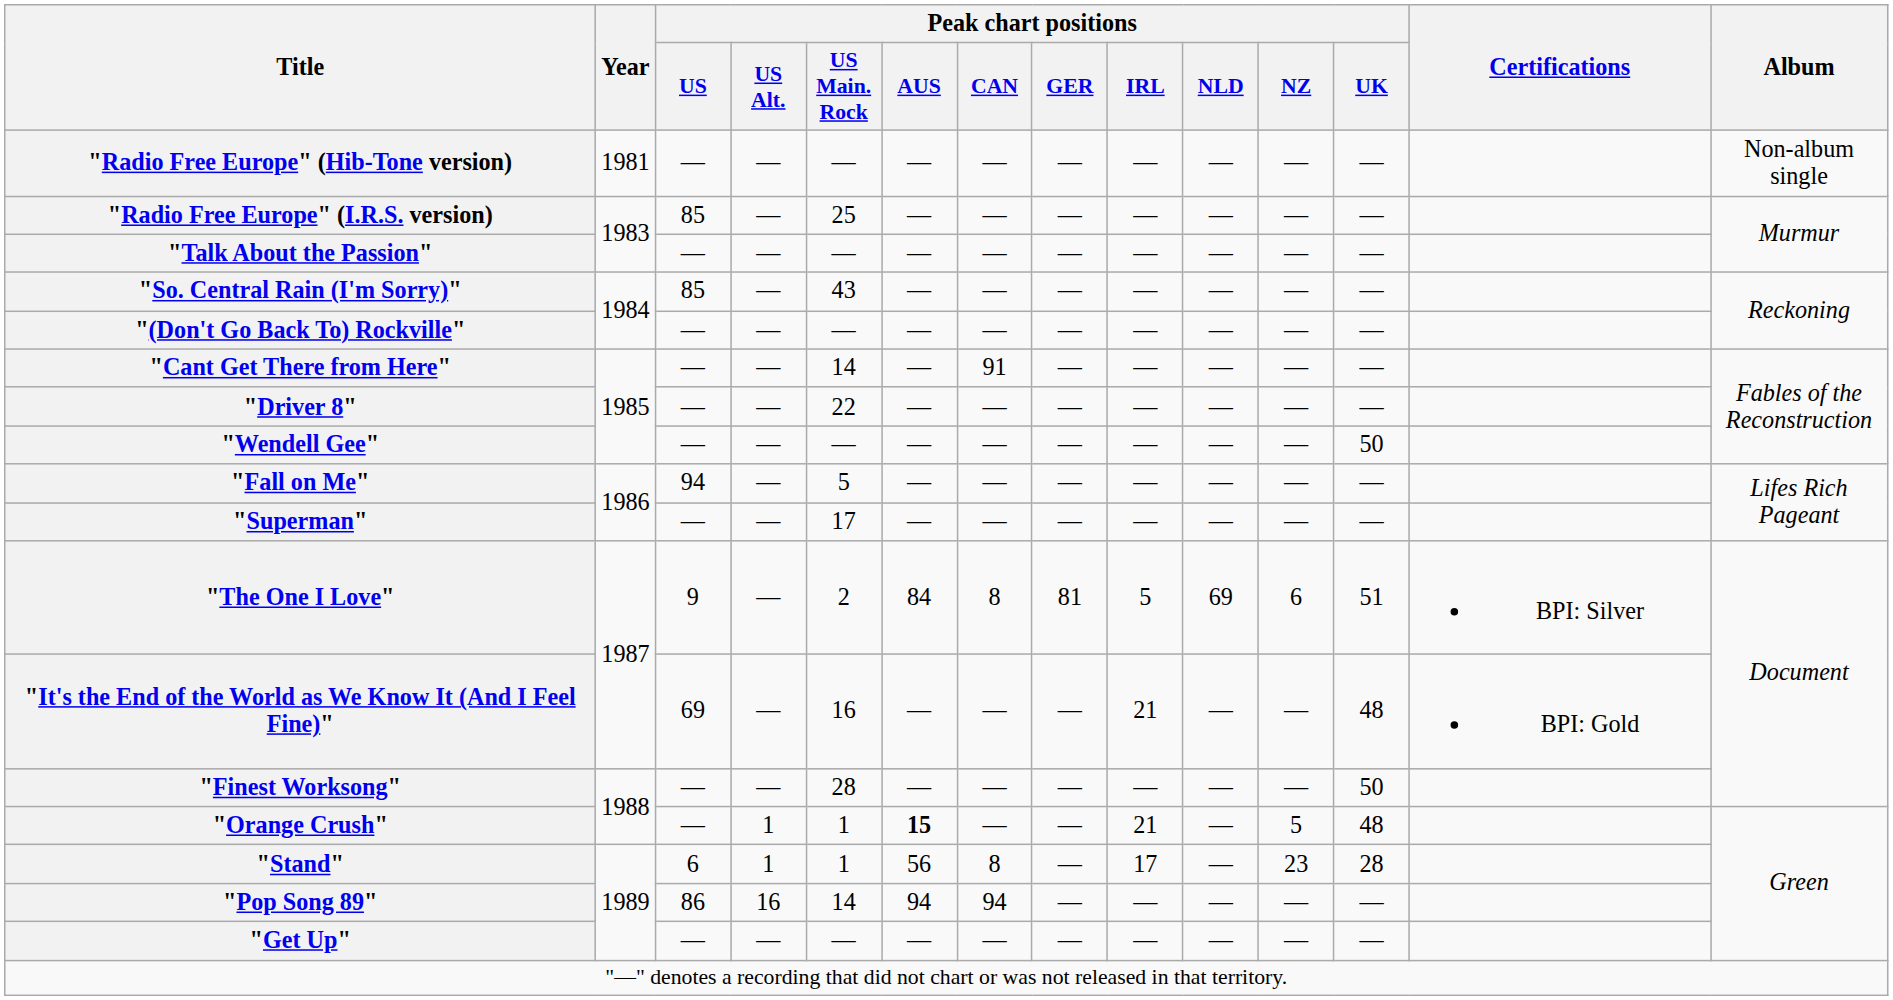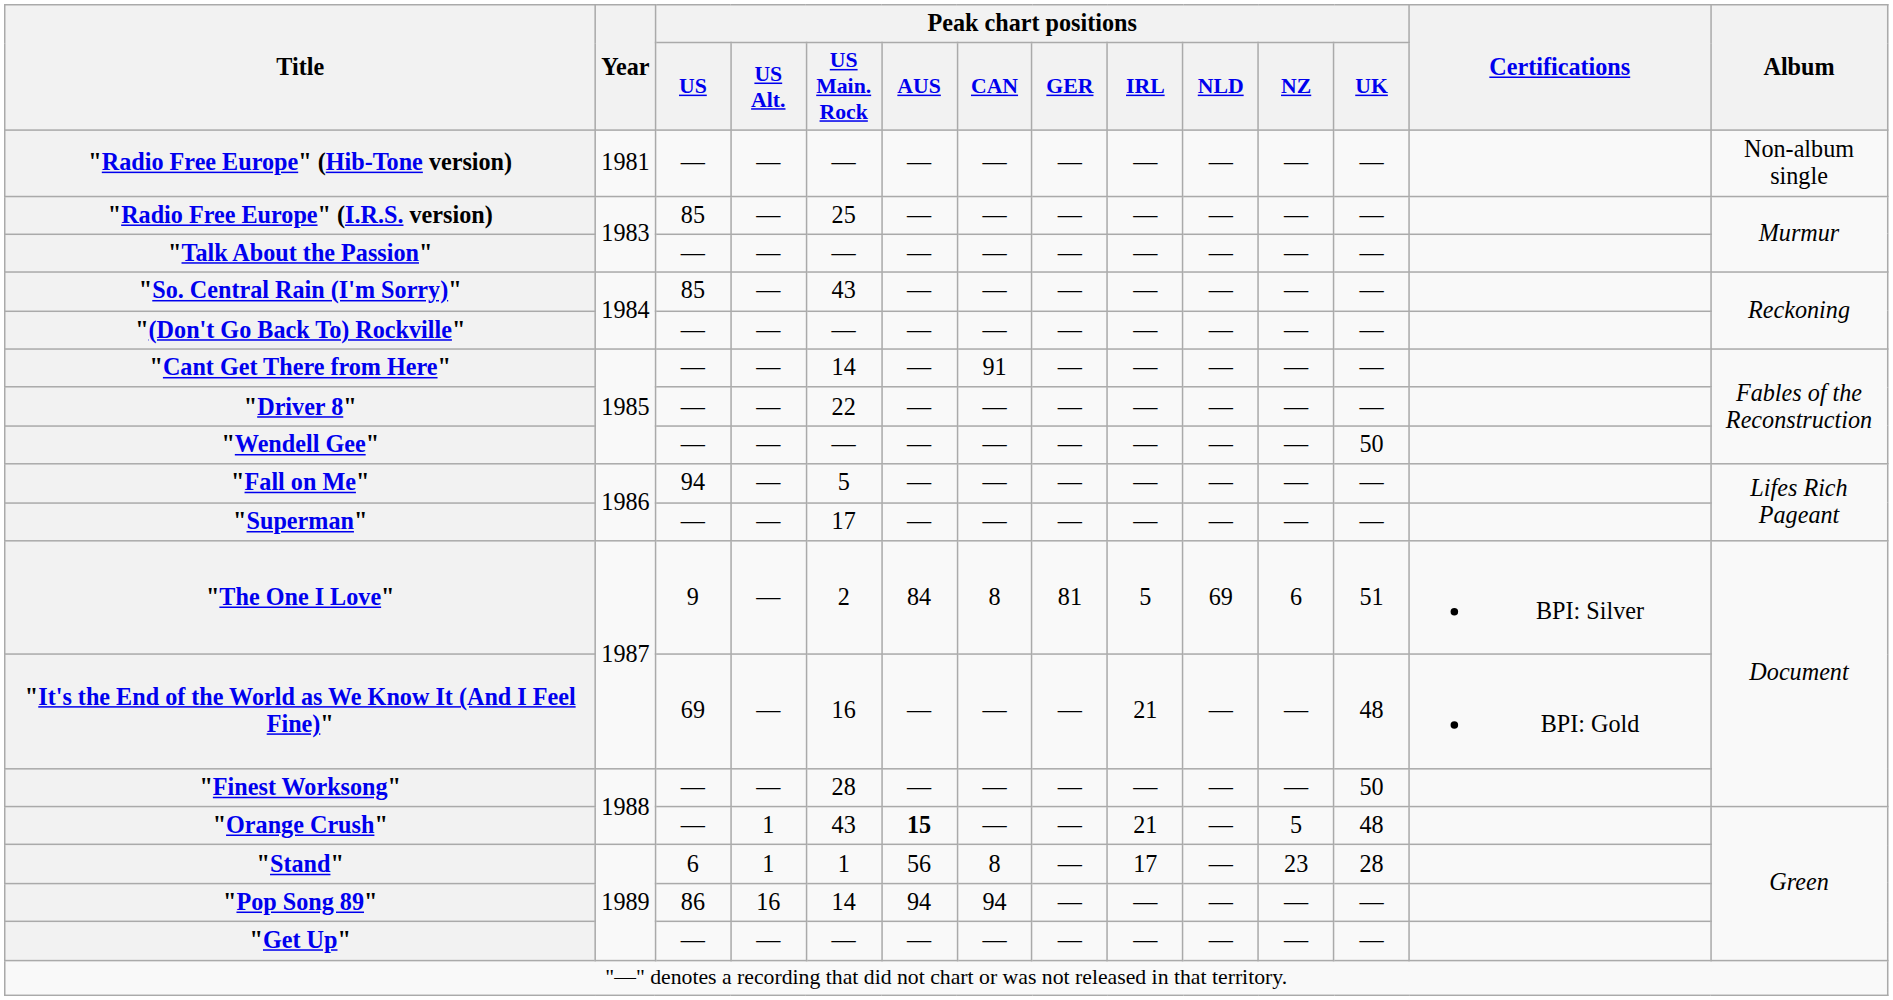(844, 825) 1 -> (844, 825) 43
